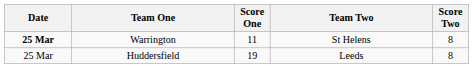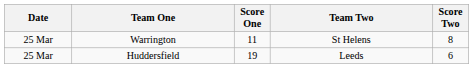(38, 39) bold -> (38, 39) normal
(450, 55) 8 -> (450, 55) 6
